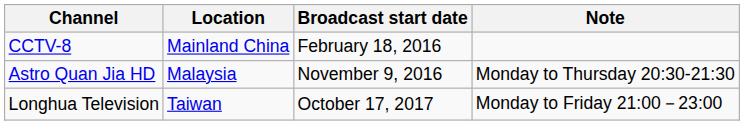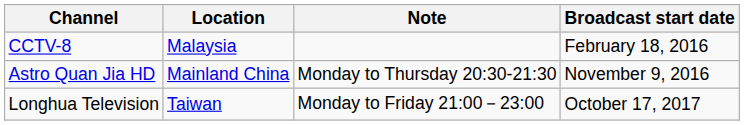columns swapped: (383, 18) <-> (605, 18)
(228, 46) Mainland China -> (202, 46) Malaysia
(202, 74) Malaysia -> (228, 74) Mainland China
